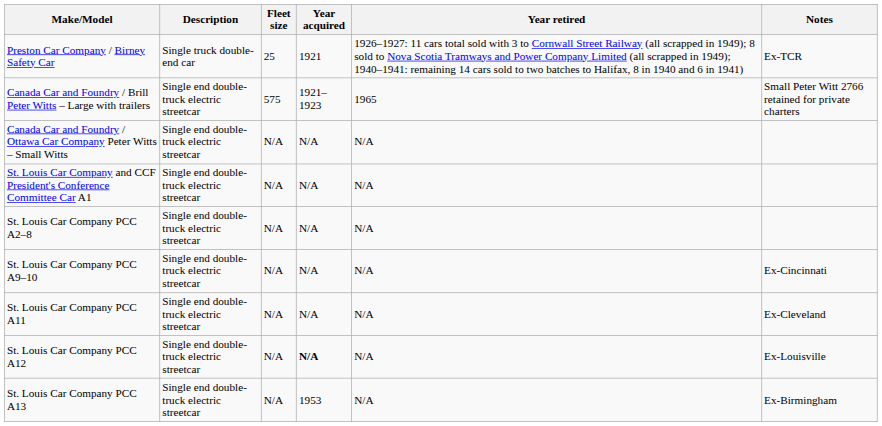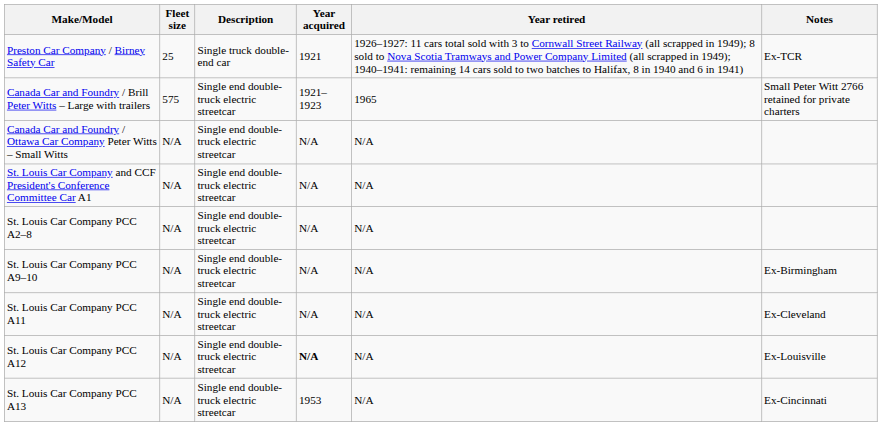columns swapped: (210, 19) <-> (279, 19)
(796, 271) Ex-Cincinnati -> (801, 271) Ex-Birmingham
(801, 400) Ex-Birmingham -> (796, 400) Ex-Cincinnati
